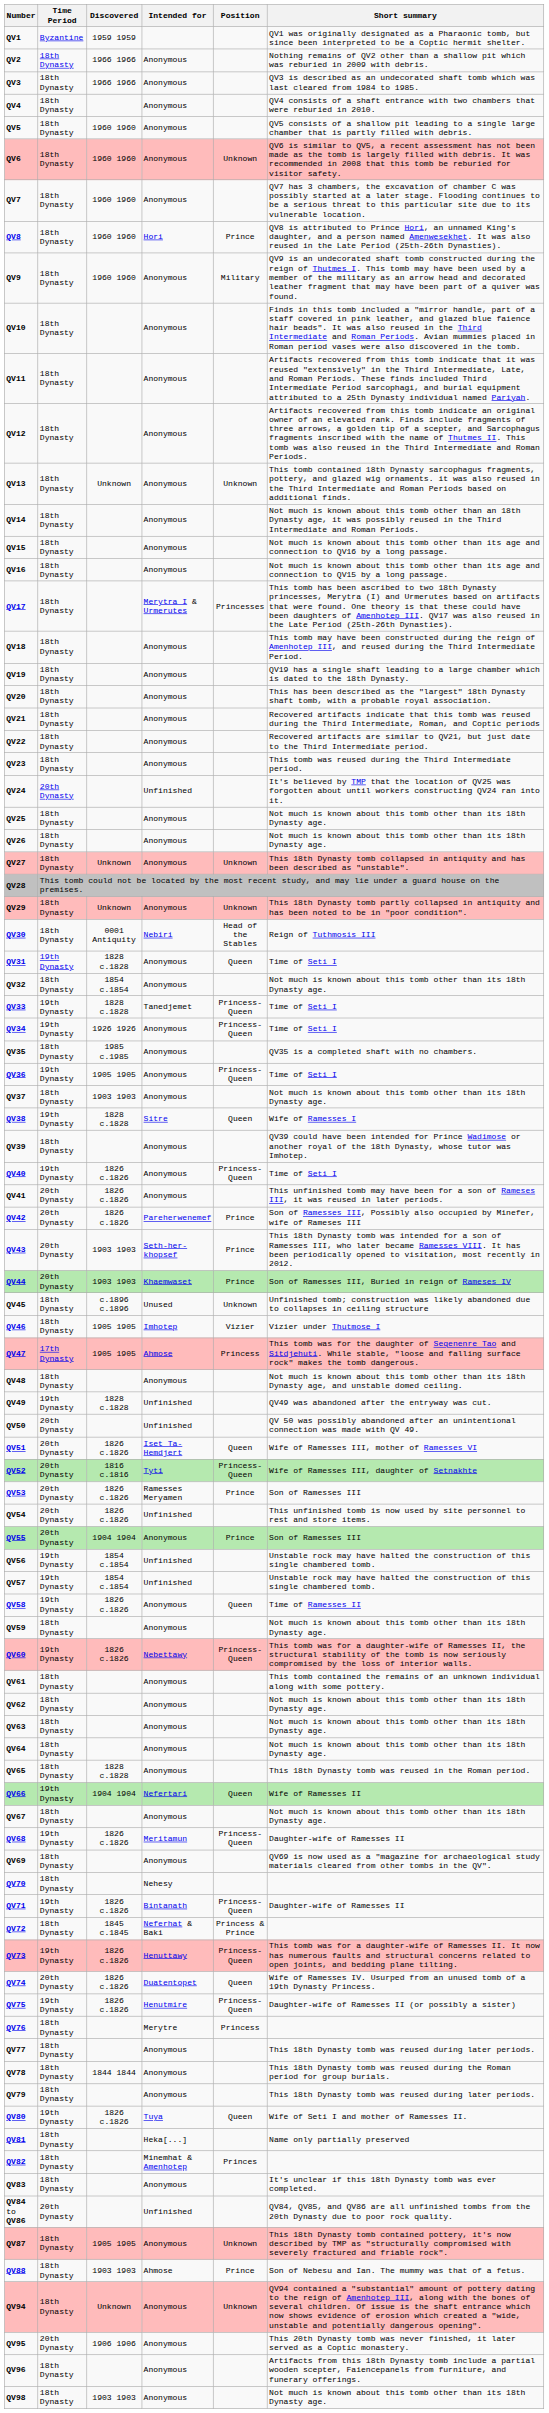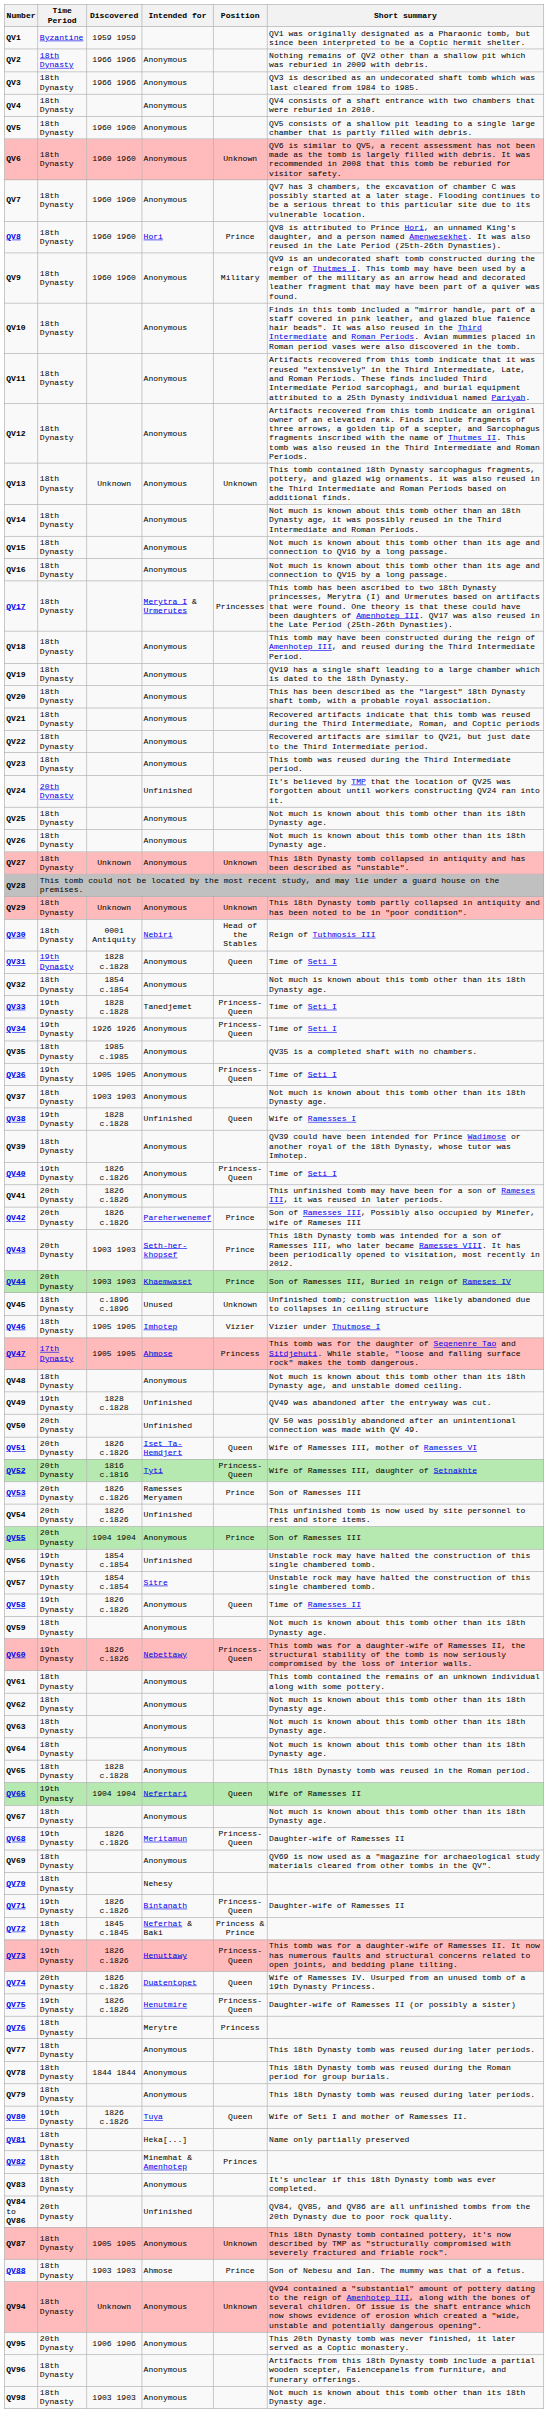(156, 1119) Sitre -> (168, 1119) Unfinished
(168, 1583) Unfinished -> (156, 1583) Sitre
